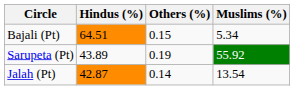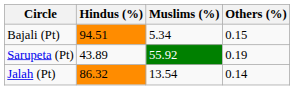columns swapped: (251, 14) <-> (180, 14)
(94, 34) 64.51 -> (94, 34) 94.51
(94, 74) 42.87 -> (94, 74) 86.32
